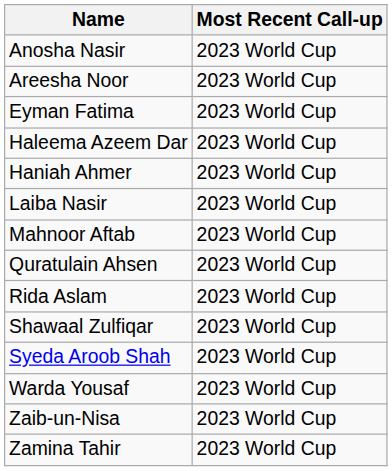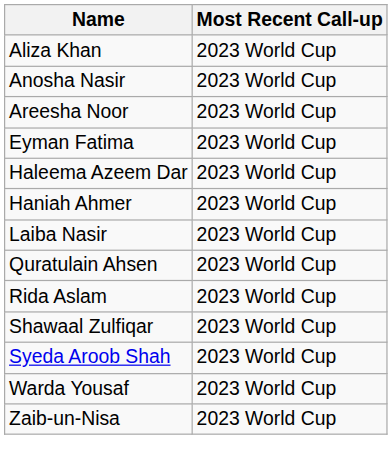+ row: (55, 50)
- row: (72, 234)
- row: (65, 449)
